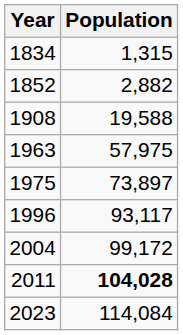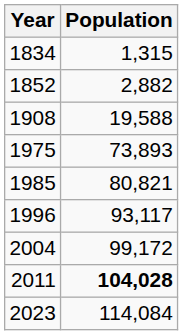- row: (33, 150)
(141, 183) 73,897 -> (141, 150) 73,893
+ row: (33, 183)
